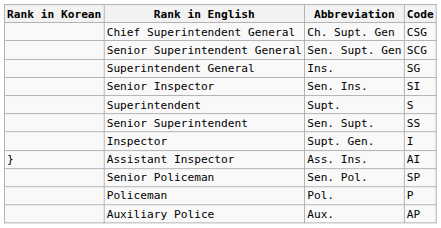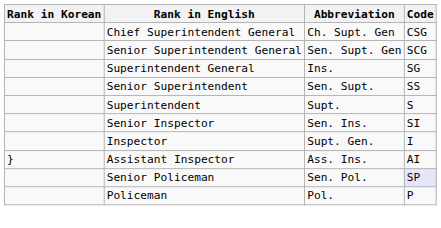rows swapped: (177, 123) <-> (160, 86)
(413, 178) no background -> (413, 178) lavender background
- row: (160, 214)
